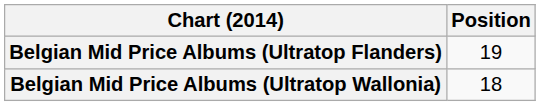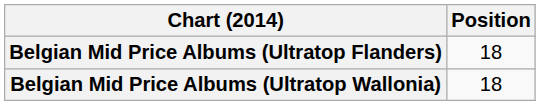(491, 52) 19 -> (491, 52) 18
